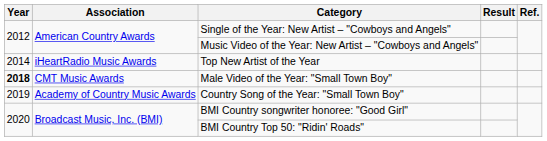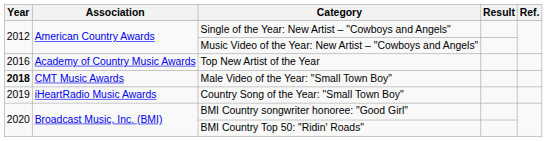(18, 62) 2014 -> (18, 62) 2016
(96, 62) iHeartRadio Music Awards -> (115, 62) Academy of Country Music Awards
(115, 95) Academy of Country Music Awards -> (96, 95) iHeartRadio Music Awards
